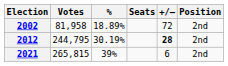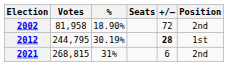(109, 26) 18.89% -> (109, 26) 18.90%
(200, 40) 2nd -> (200, 40) 1st
(71, 54) 265,815 -> (71, 54) 268,815
(109, 54) 39% -> (109, 54) 31%
